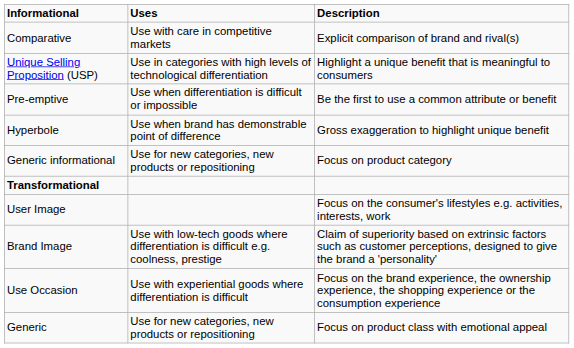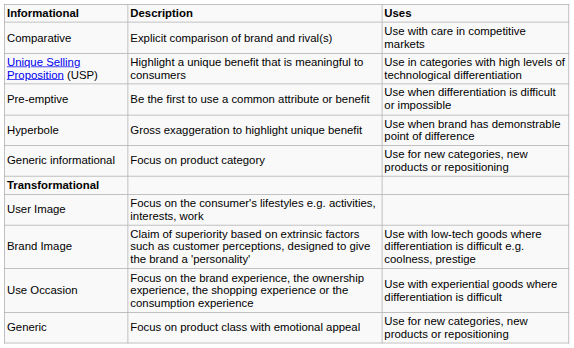columns swapped: (348, 13) <-> (144, 13)
